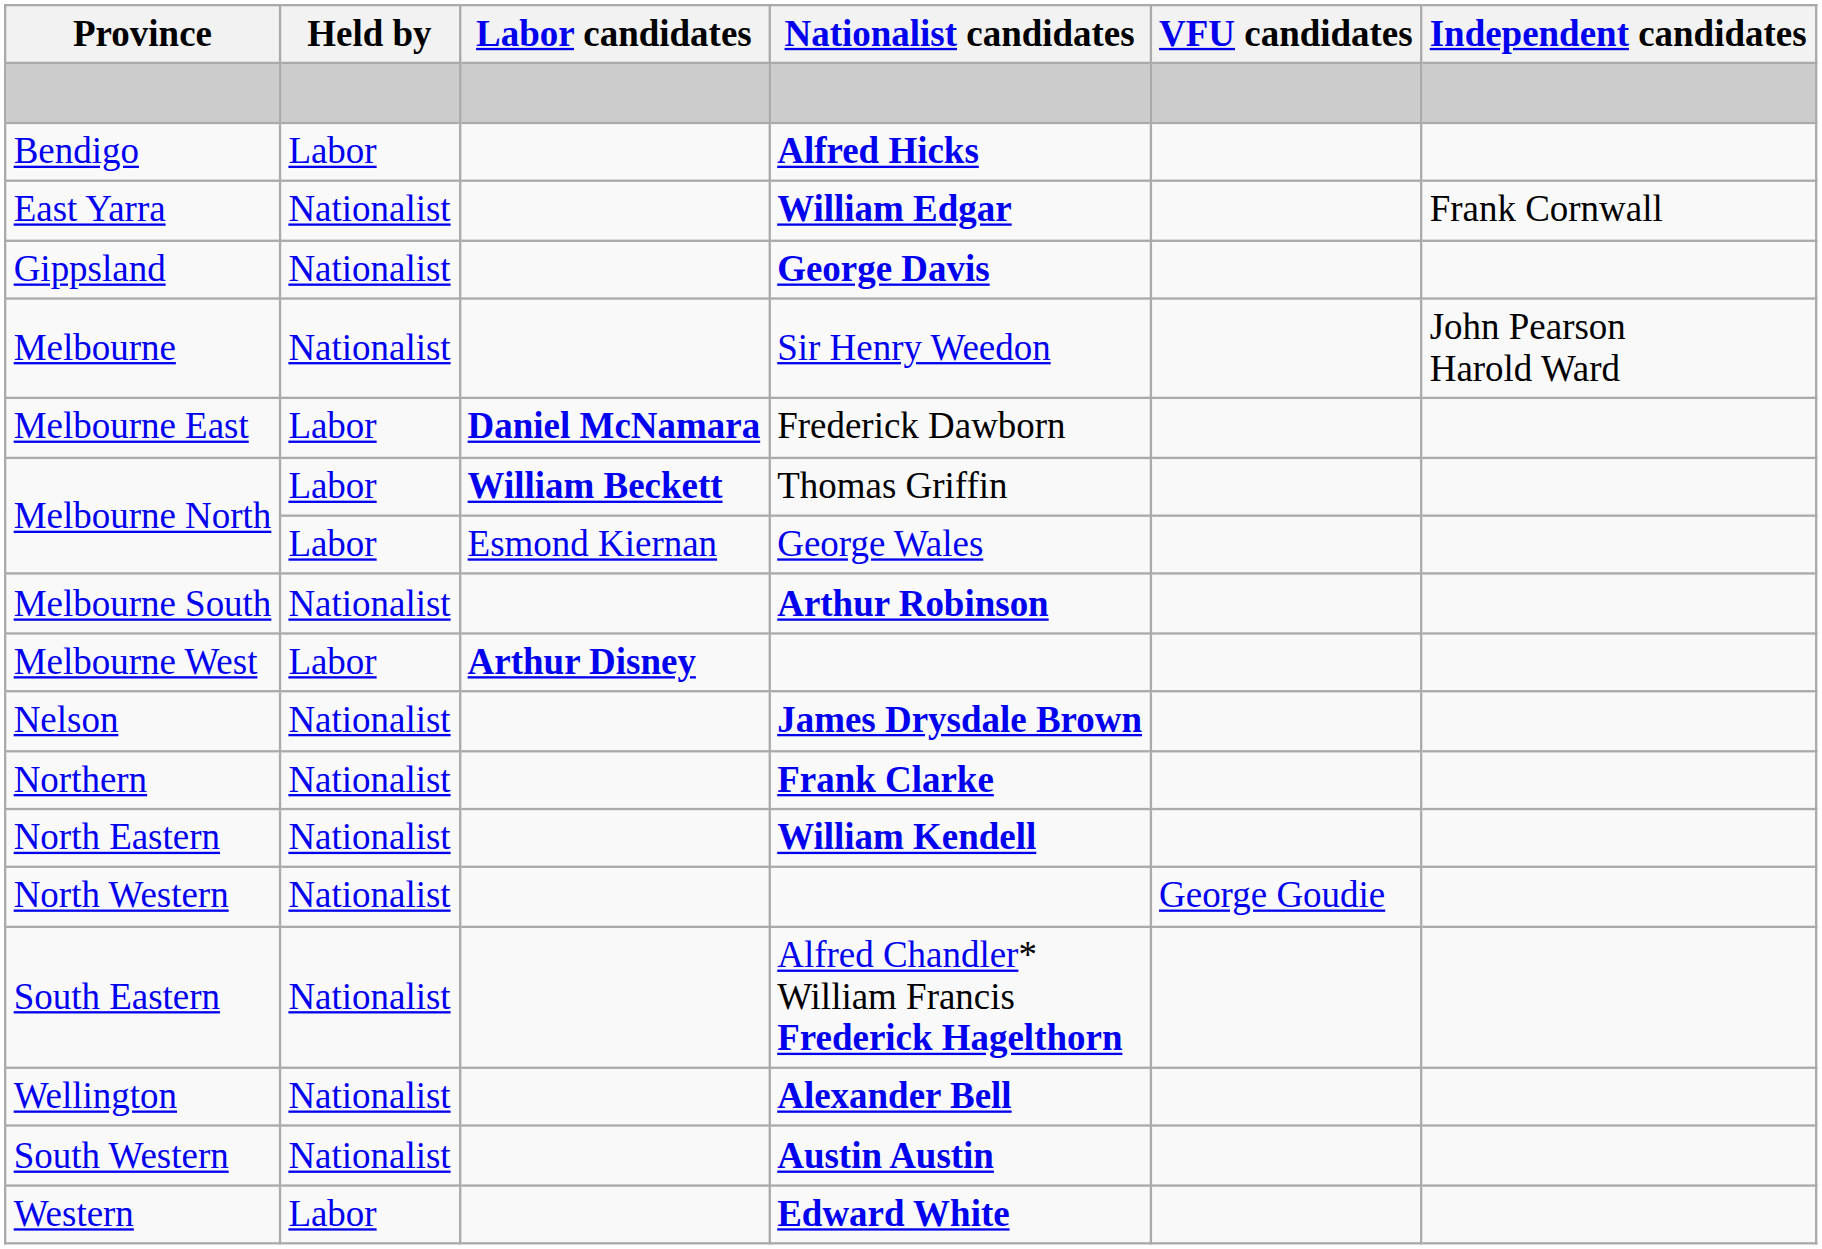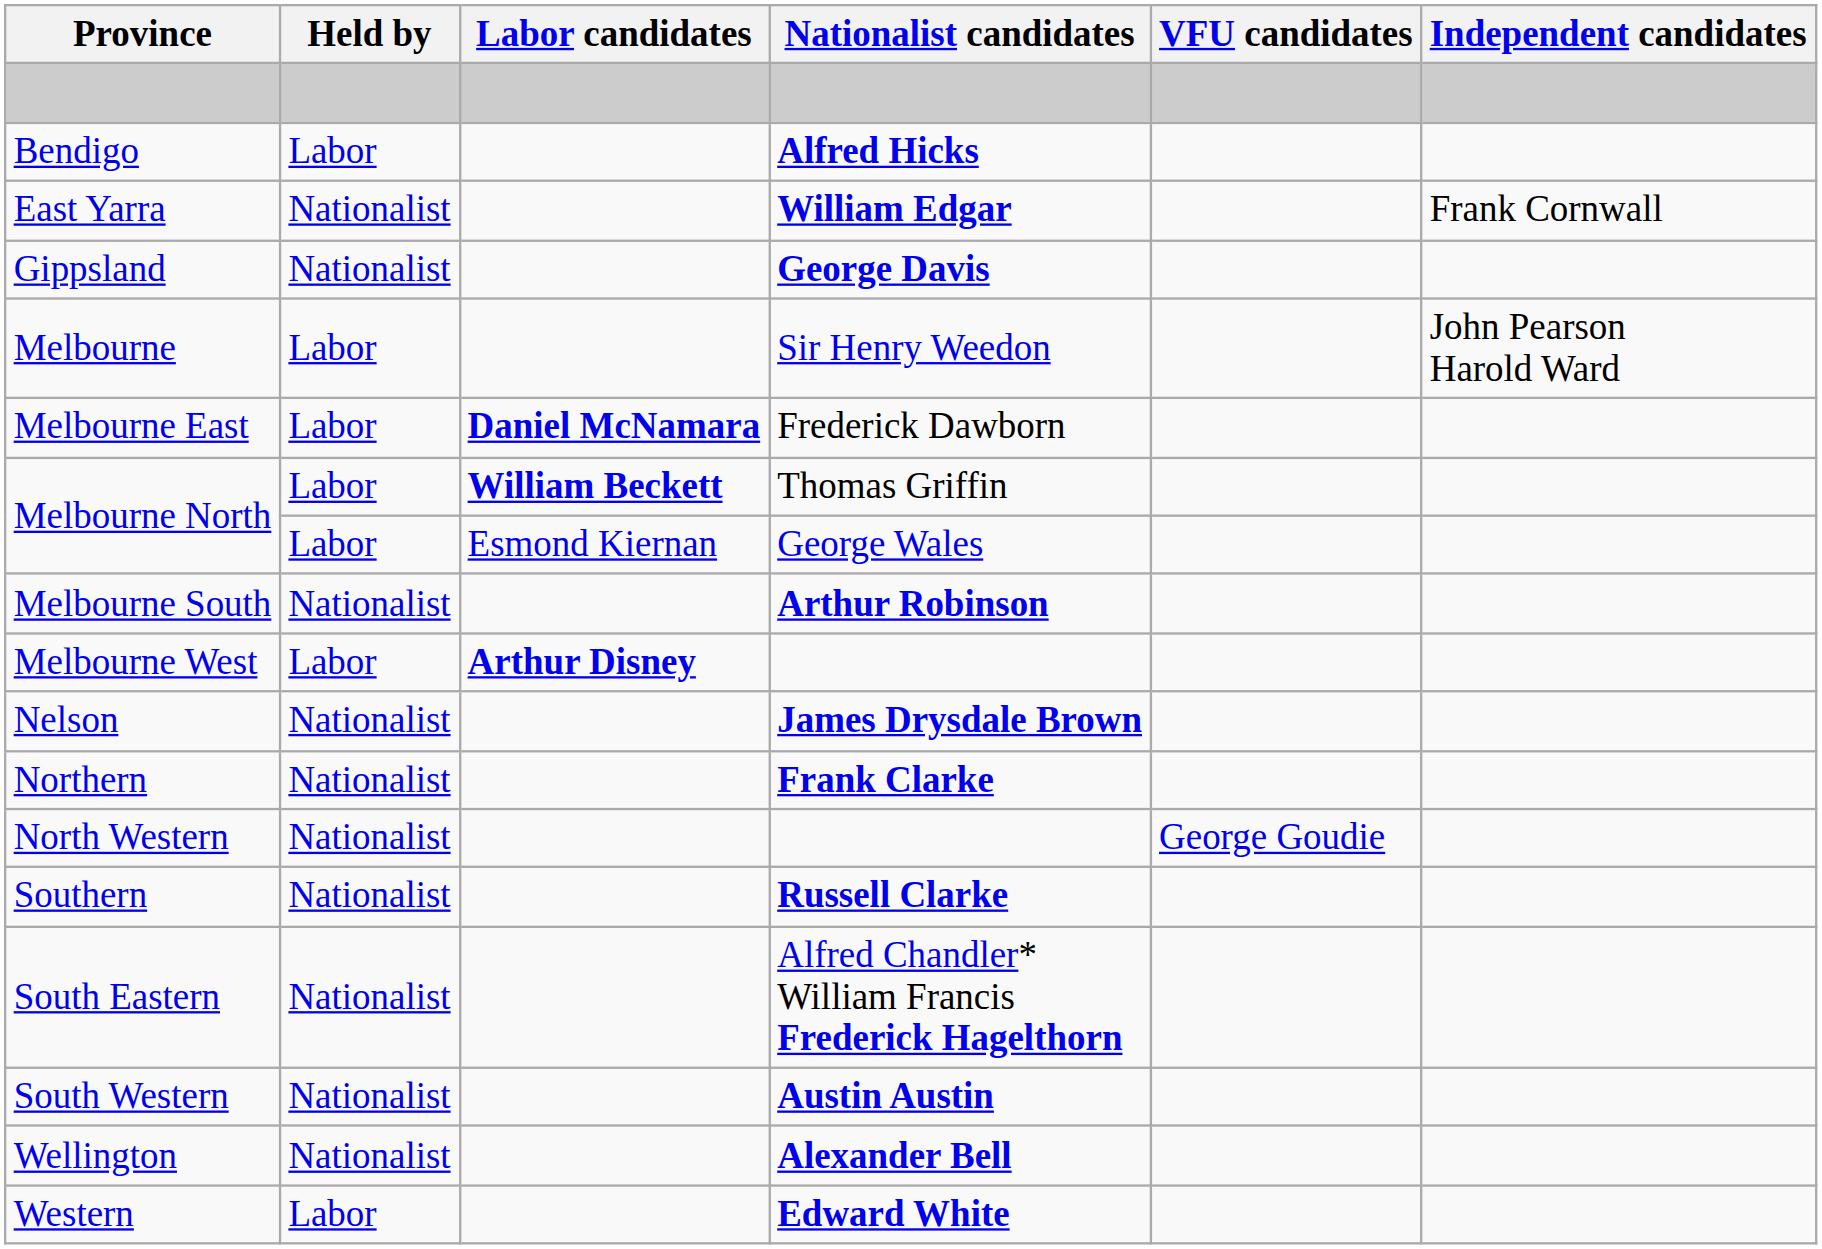(369, 347) Nationalist -> (333, 347) Labor
- row: (117, 837)
+ row: (80, 896)
rows swapped: (121, 1155) <-> (95, 1096)
